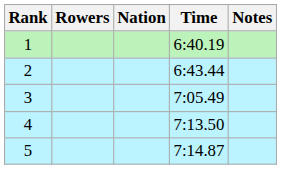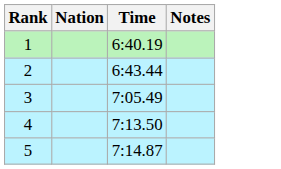- column: (82, 17)
